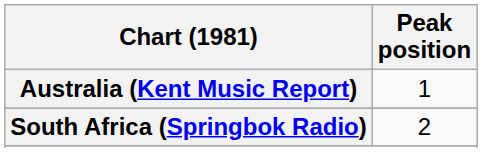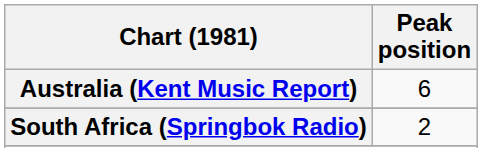(424, 88) 1 -> (424, 88) 6
